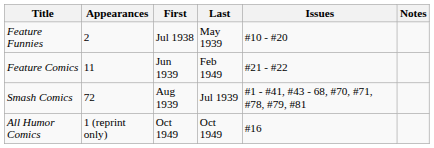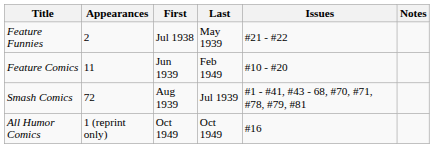(266, 37) #10 - #20 -> (266, 37) #21 - #22
(266, 67) #21 - #22 -> (266, 67) #10 - #20
